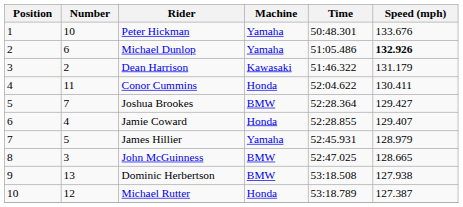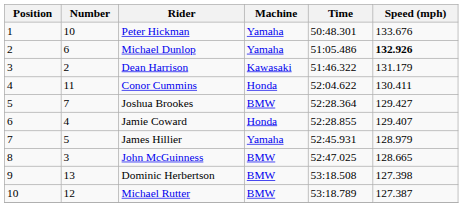(394, 175) 127.938 -> (394, 175) 127.398
(262, 193) Honda -> (261, 193) BMW
